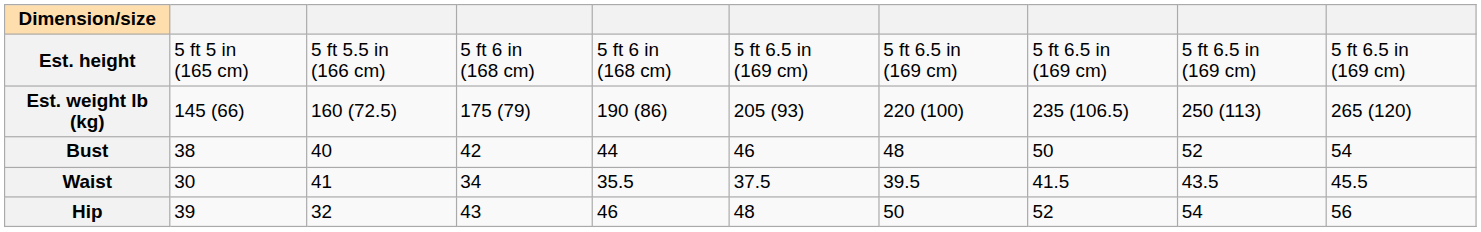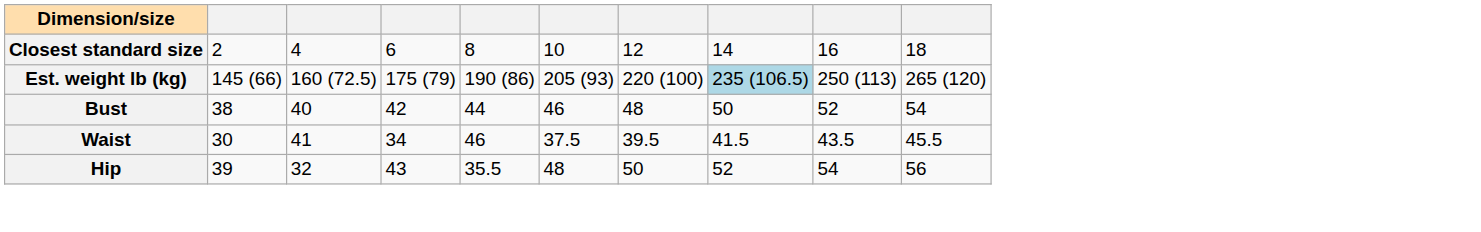+ row: (106, 49)
- row: (87, 60)
(1081, 111) no background -> (760, 79) lightblue background
(615, 181) 35.5 -> (475, 139) 46
(608, 211) 46 -> (483, 169) 35.5
